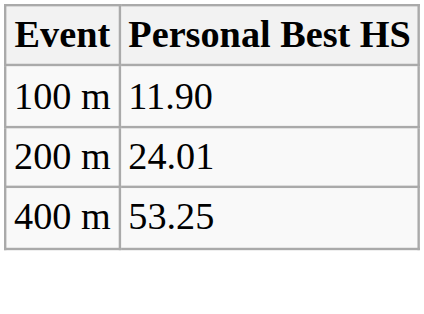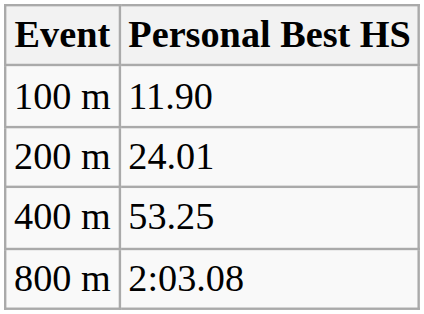+ row: (62, 277)
